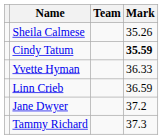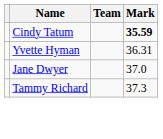- row: (49, 32)
(139, 69) 36.33 -> (139, 50) 36.31
- row: (38, 87)
(136, 106) 37.2 -> (136, 69) 37.0
